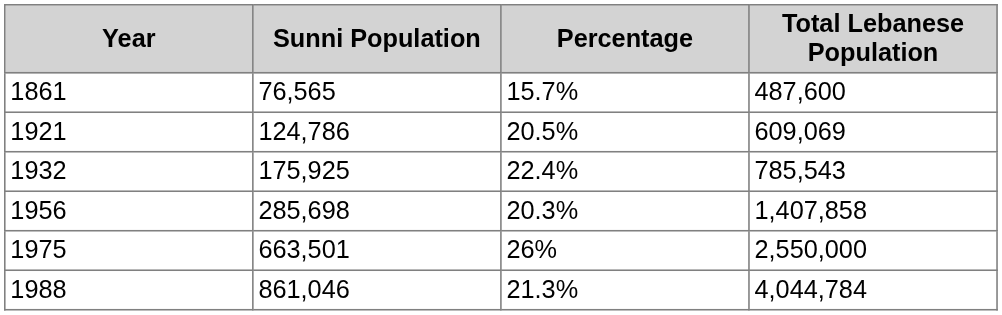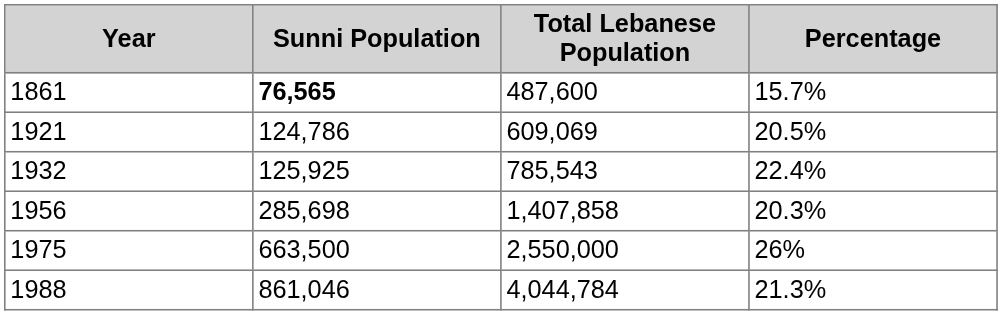columns swapped: (873, 38) <-> (625, 38)
(297, 92) normal -> (297, 92) bold
(304, 171) 175,925 -> (304, 171) 125,925
(304, 250) 663,501 -> (304, 250) 663,500
